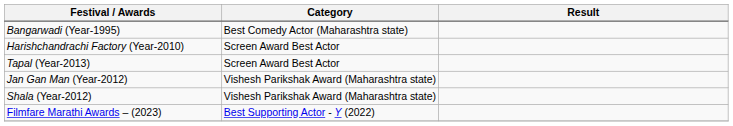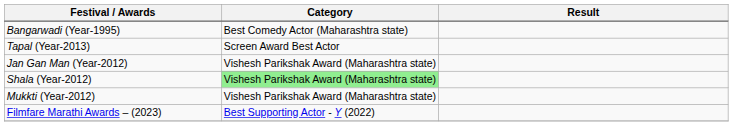- row: (95, 46)
(330, 96) no background -> (330, 80) lightgreen background
+ row: (51, 96)
